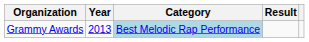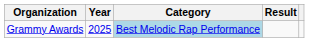(100, 29) 2013 -> (100, 29) 2025
